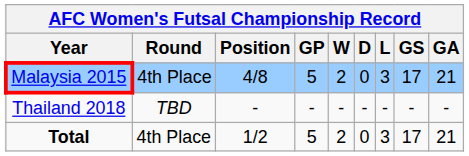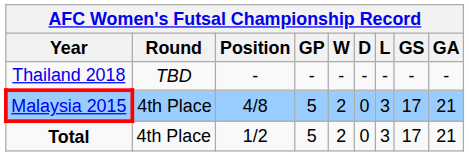rows swapped: (69, 78) <-> (69, 109)
